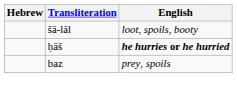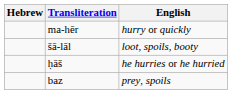+ row: (63, 30)
(176, 47) bold -> (173, 64) normal
